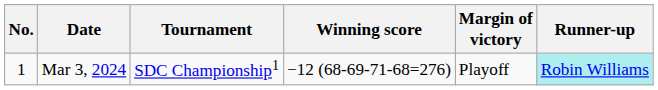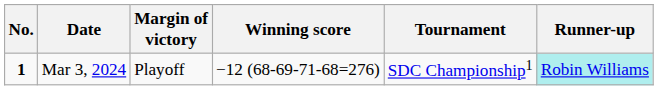columns swapped: (207, 29) <-> (496, 29)
(21, 69) normal -> (21, 69) bold
